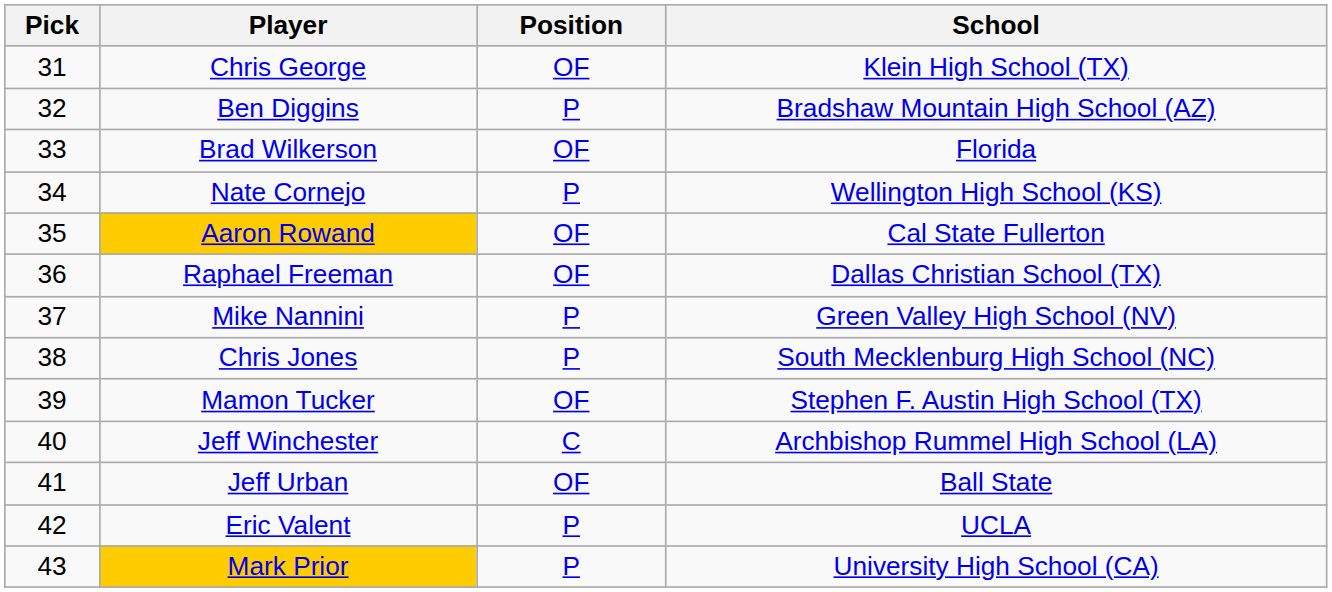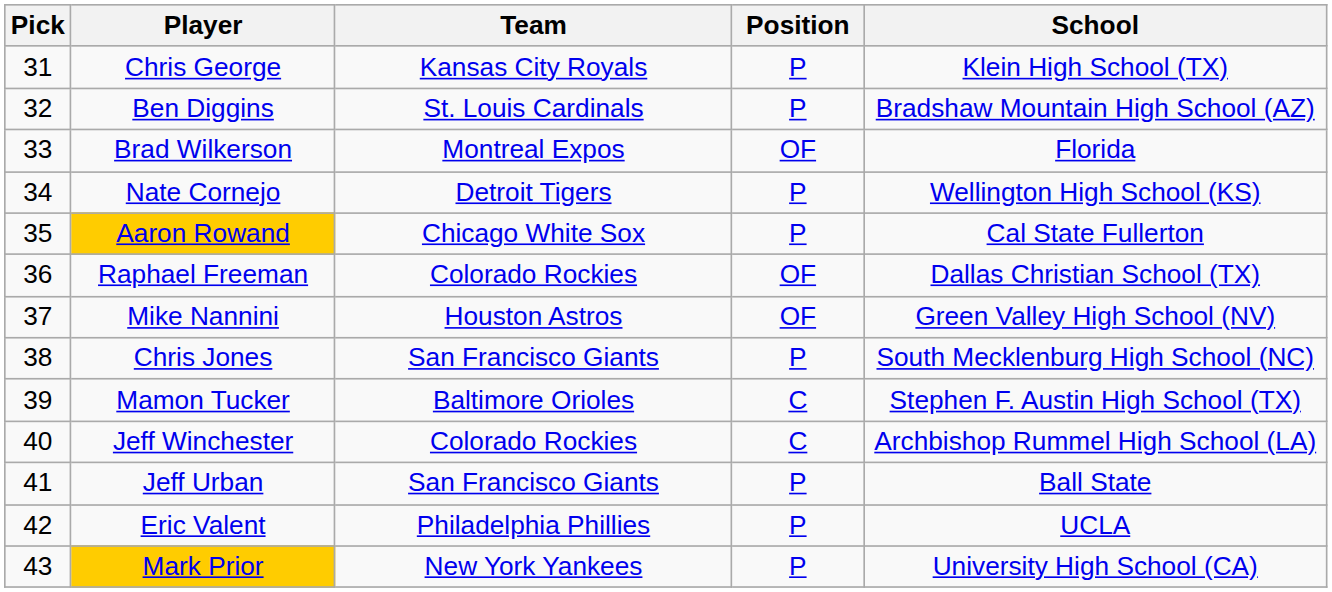+ column: (534, 25)
(571, 66) OF -> (798, 66) P
(571, 233) OF -> (798, 233) P
(571, 316) P -> (798, 316) OF
(571, 399) OF -> (798, 399) C
(571, 483) OF -> (798, 483) P
